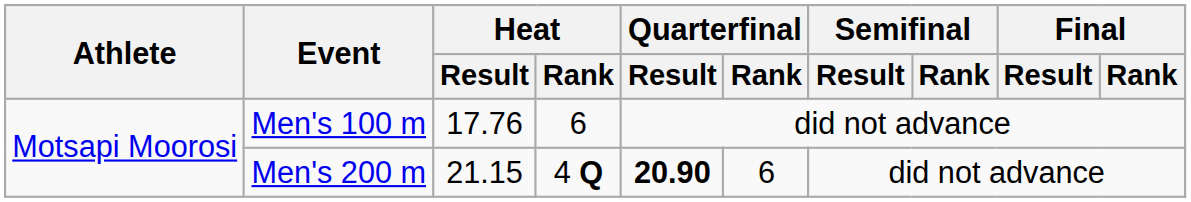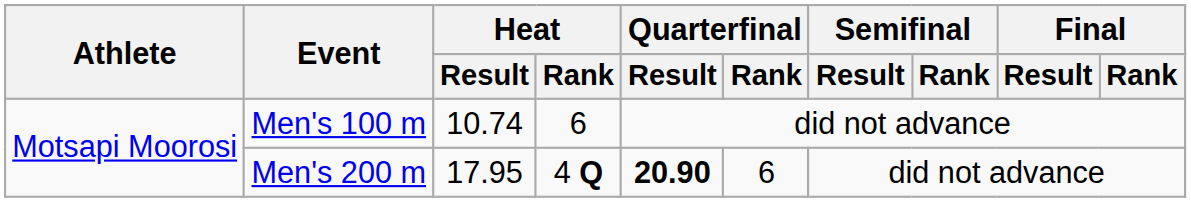(485, 124) 17.76 -> (485, 124) 10.74
(485, 172) 21.15 -> (485, 172) 17.95
